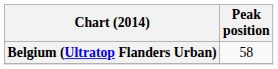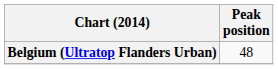(246, 52) 58 -> (246, 52) 48
